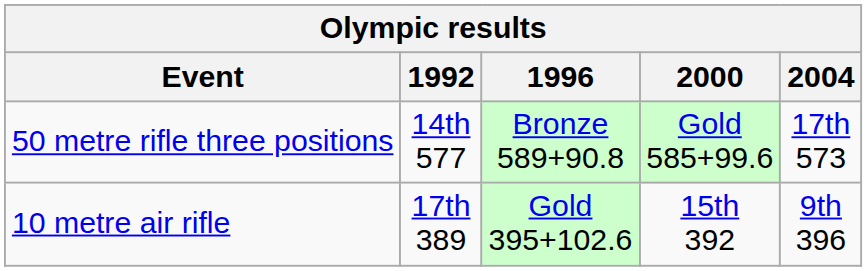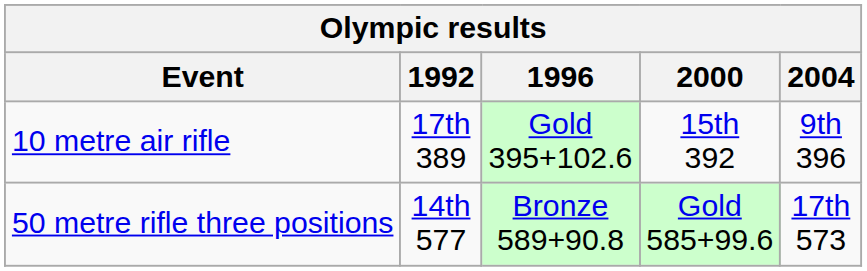rows swapped: (203, 141) <-> (121, 223)
